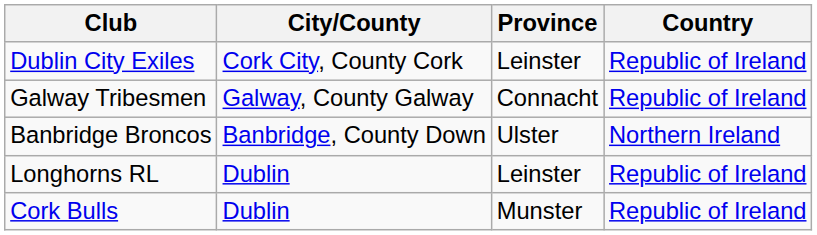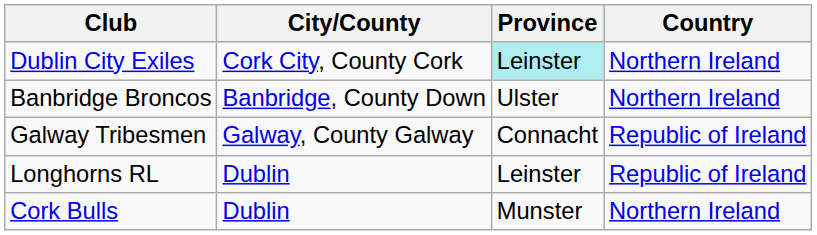(539, 60) no background -> (539, 60) paleturquoise background
(708, 60) Republic of Ireland -> (695, 60) Northern Ireland
rows swapped: (111, 135) <-> (108, 98)
(708, 211) Republic of Ireland -> (695, 211) Northern Ireland
